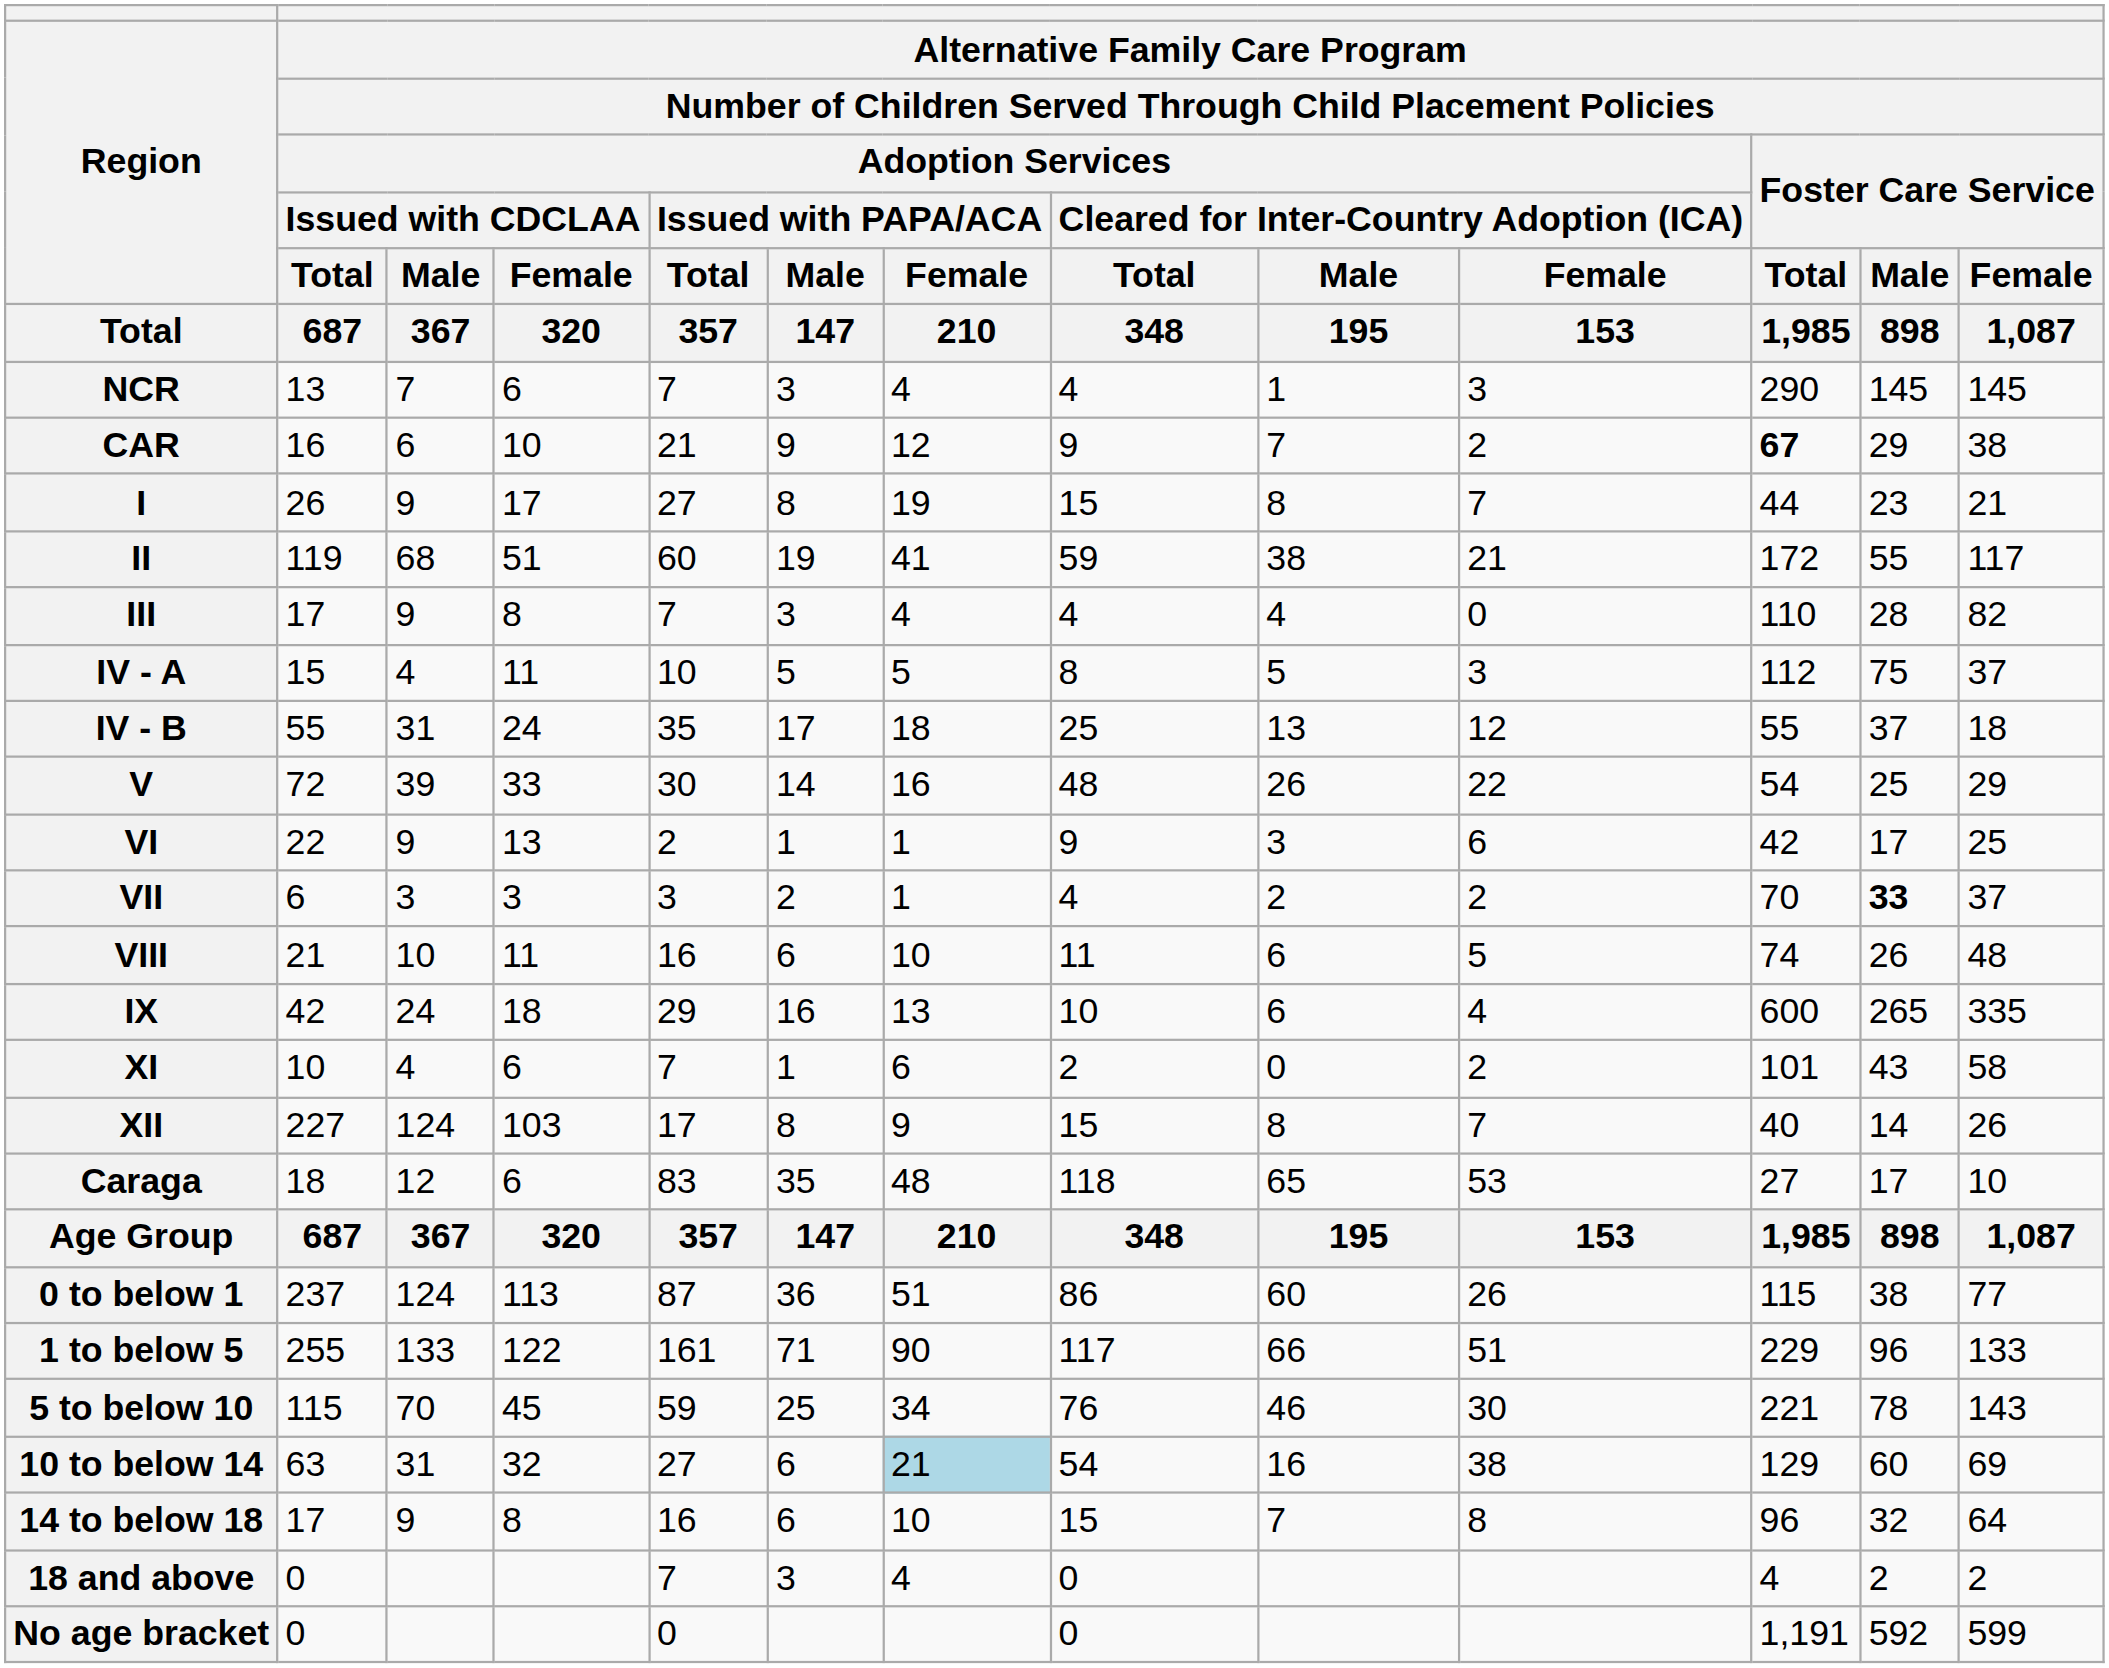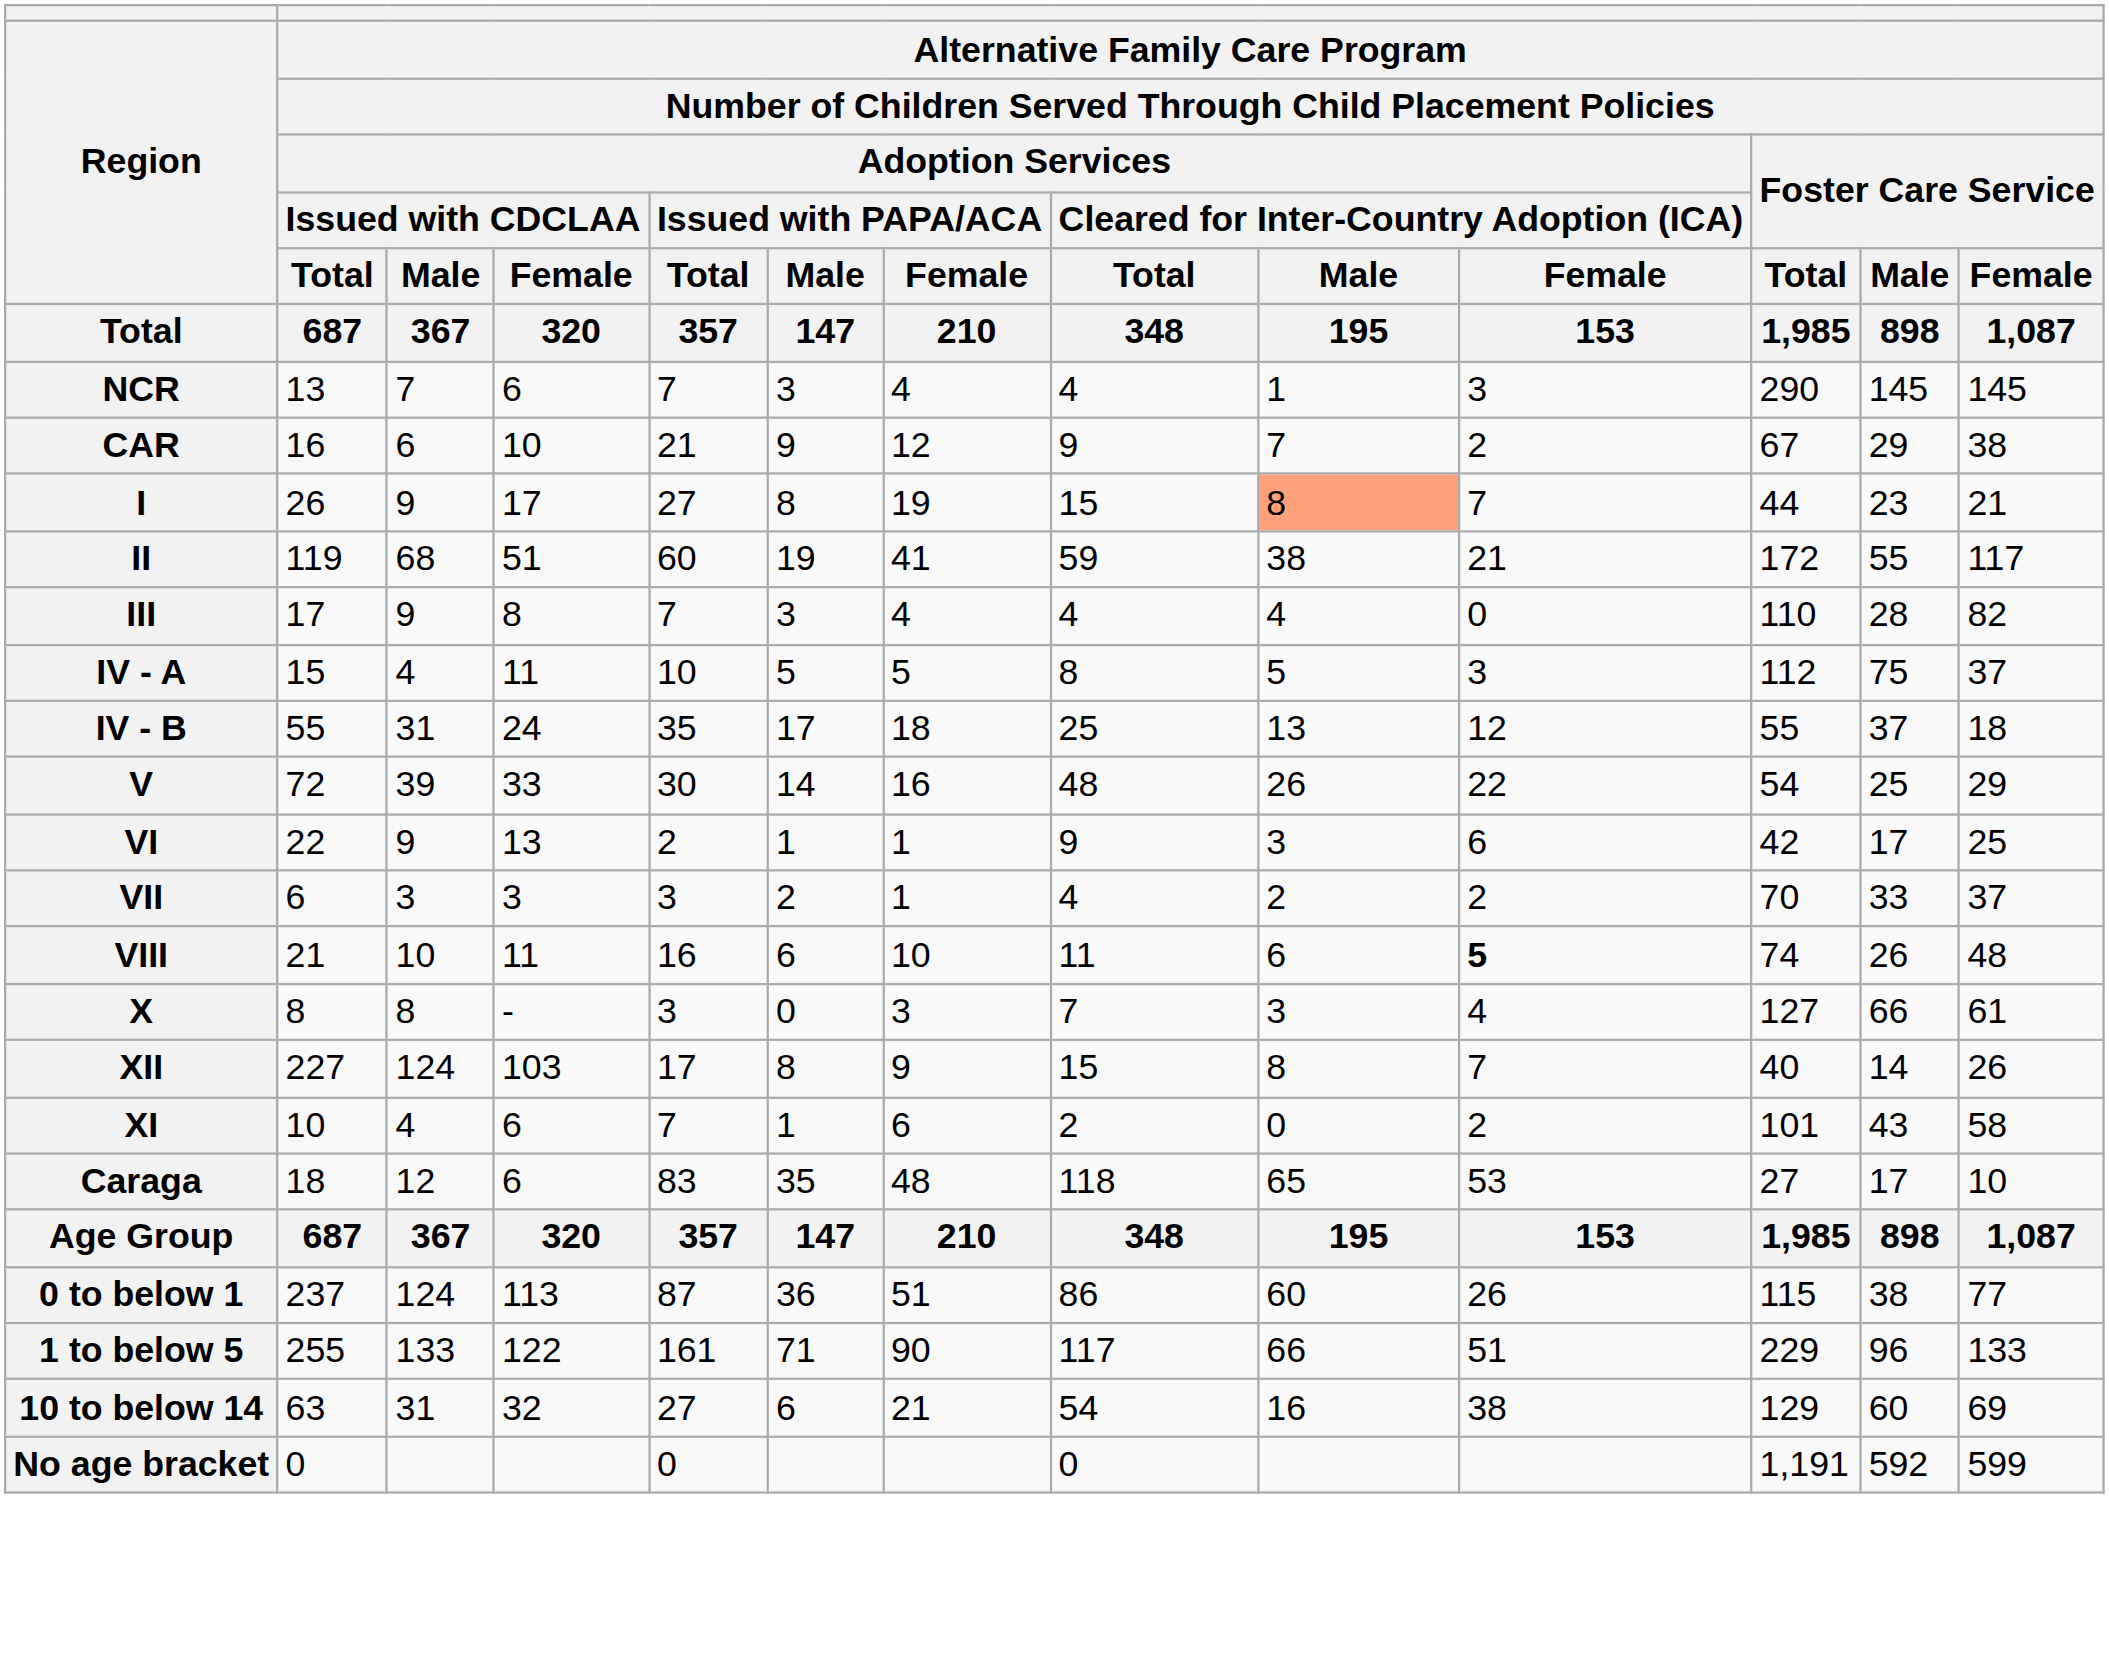(1779, 445) bold -> (1779, 445) normal
(1276, 501) no background -> (1276, 501) lightsalmon background
(1888, 898) bold -> (1888, 898) normal
(1477, 954) normal -> (1477, 954) bold
- row: (141, 1011)
+ row: (141, 1011)
rows swapped: (141, 1067) <-> (141, 1124)
- row: (141, 1407)
(911, 1463) lightblue background -> (911, 1407) no background
- row: (141, 1520)
- row: (141, 1577)
